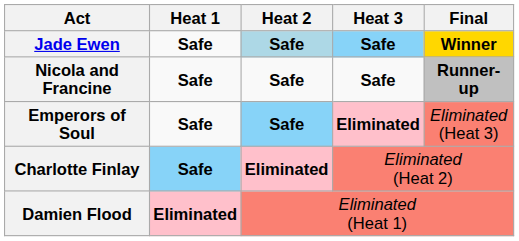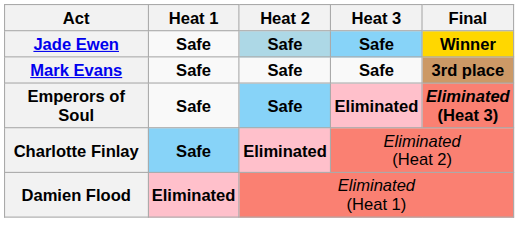- row: (77, 80)
+ row: (76, 70)
(469, 124) normal -> (468, 106) bold
